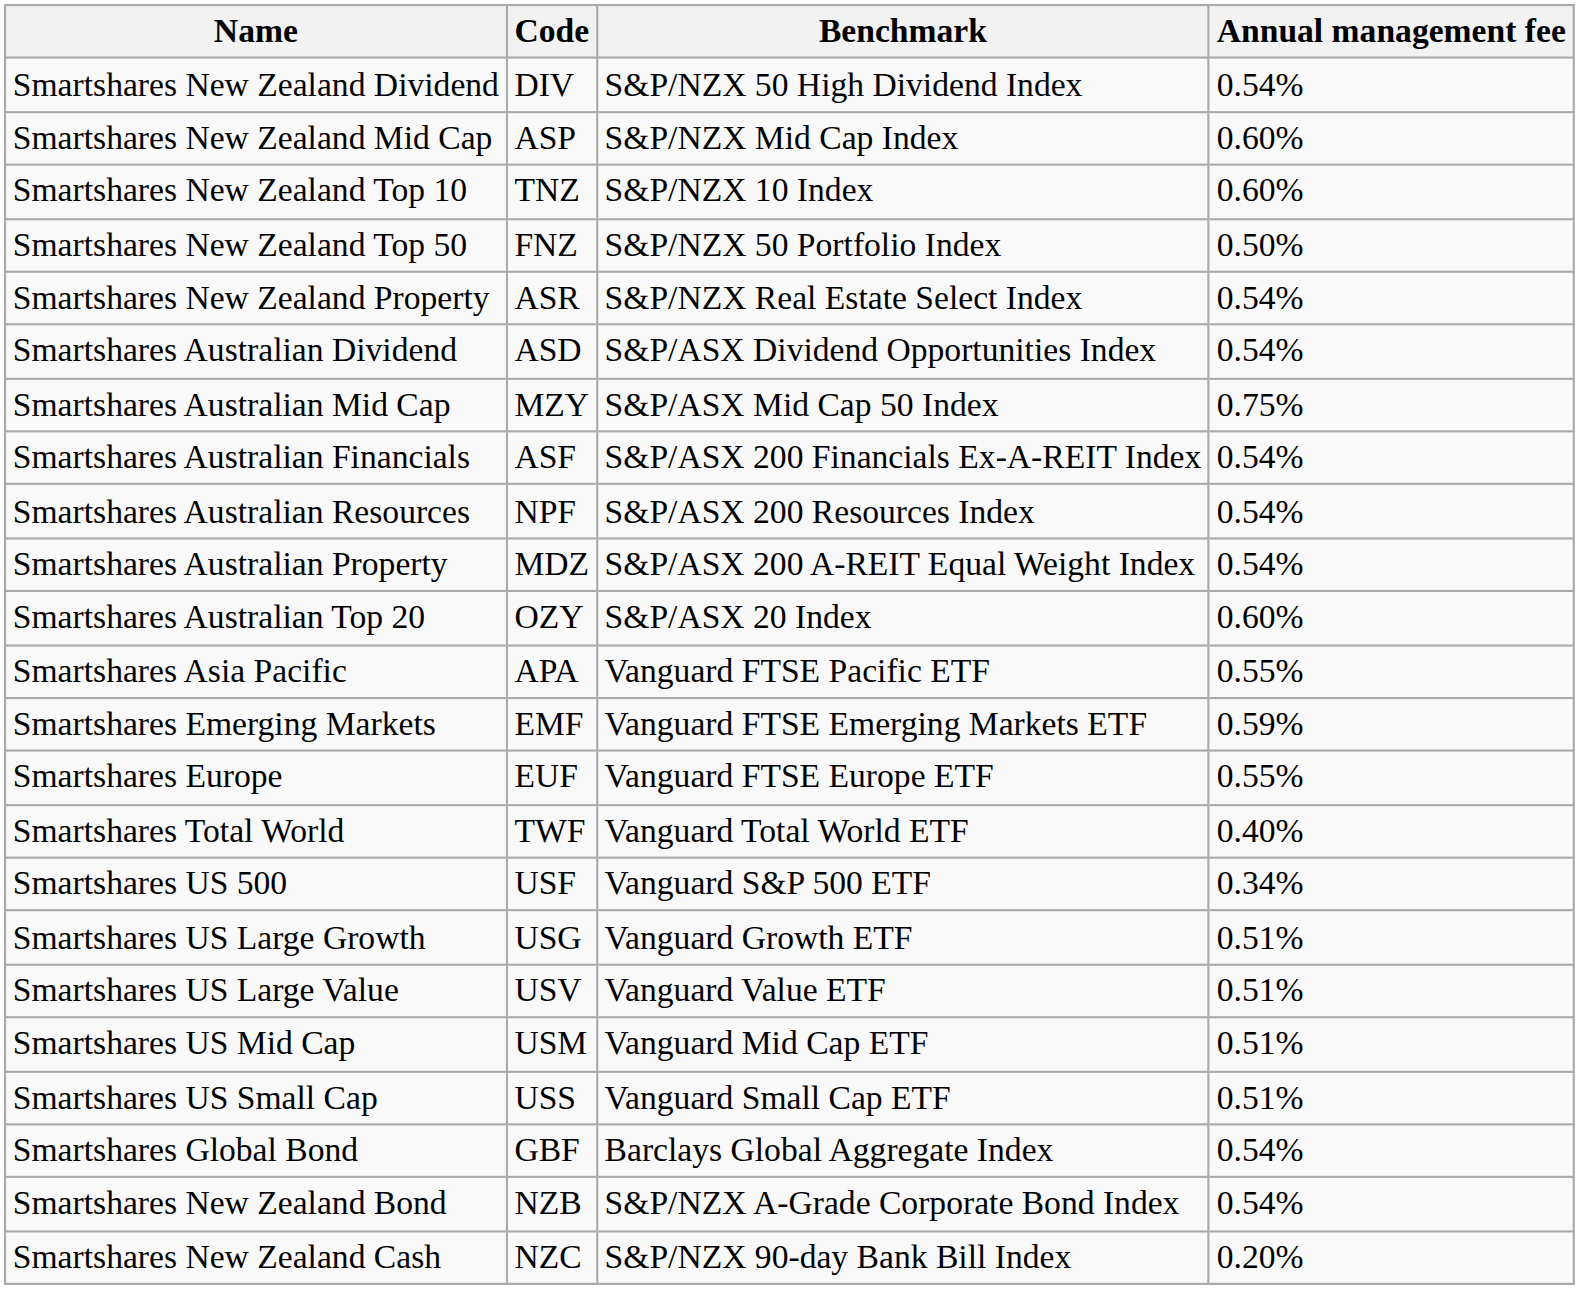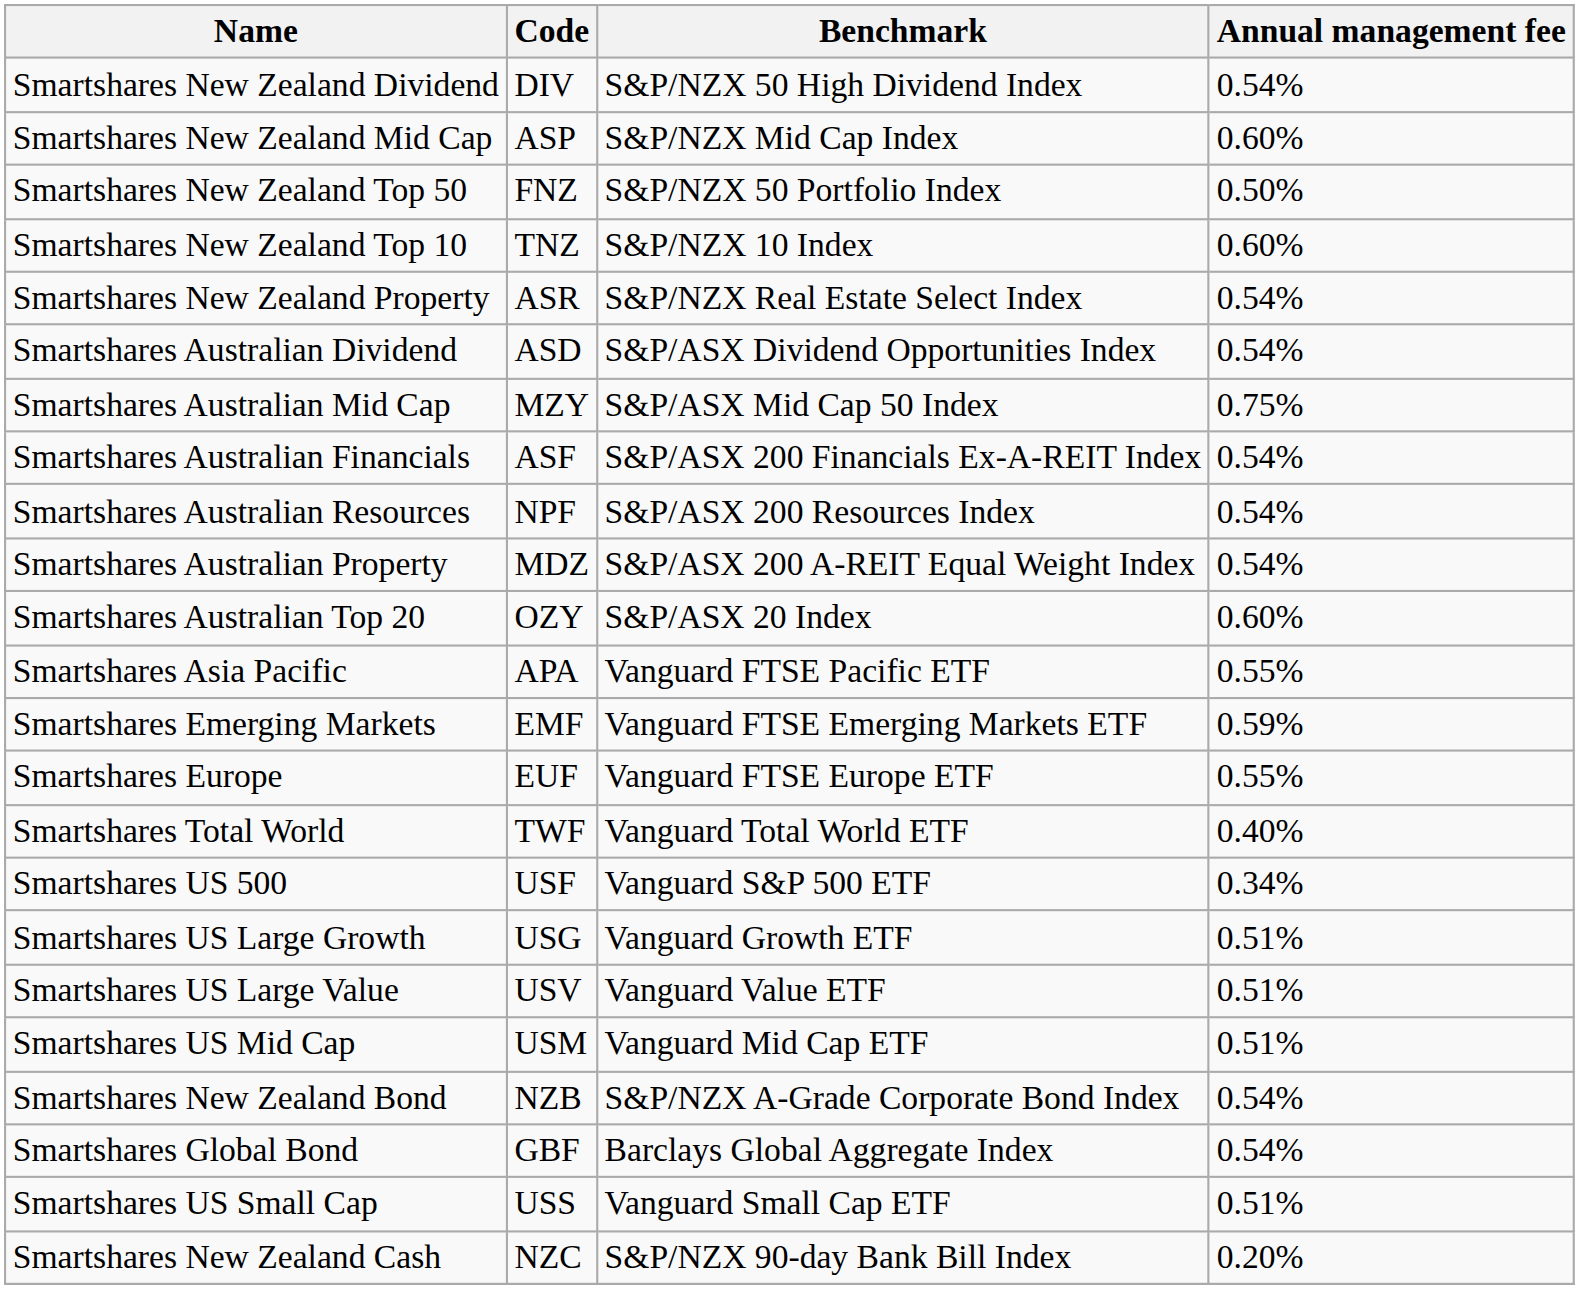rows swapped: (240, 191) <-> (240, 244)
rows swapped: (195, 1096) <-> (230, 1203)
